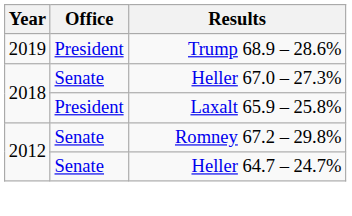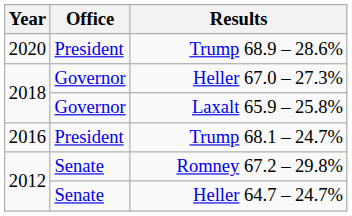(27, 48) 2019 -> (27, 48) 2020
(79, 78) Senate -> (90, 78) Governor
(89, 107) President -> (90, 107) Governor
+ row: (266, 136)
